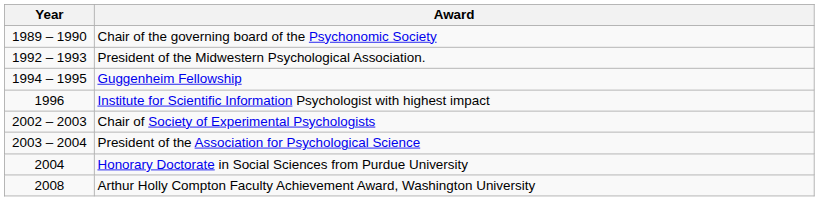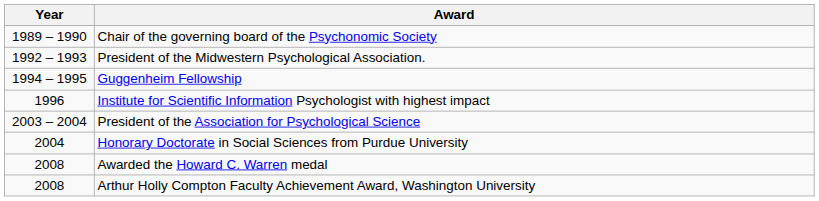- row: (236, 121)
+ row: (212, 164)
